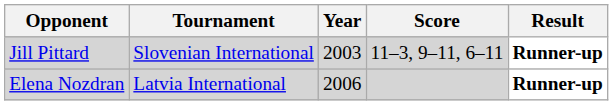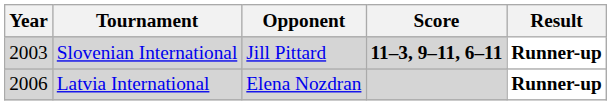columns swapped: (342, 20) <-> (67, 20)
(437, 52) normal -> (436, 52) bold
